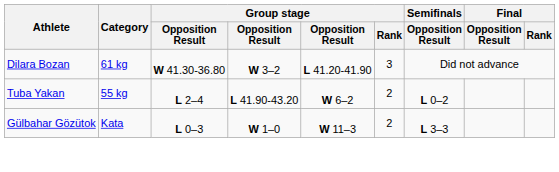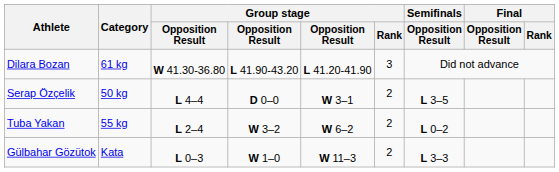(264, 71) W 3–2 -> (264, 71) L 41.90-43.20
+ row: (41, 94)
(264, 100) L 41.90-43.20 -> (264, 129) W 3–2
